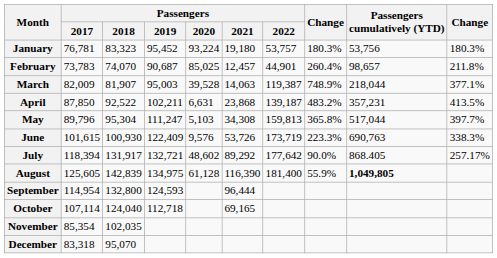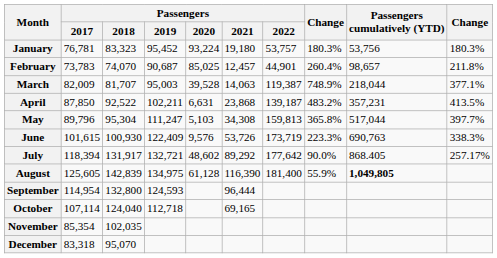(121, 84) 81,907 -> (121, 84) 81,707
